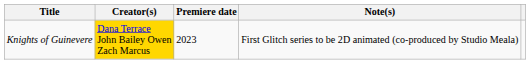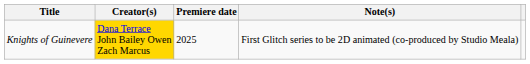(186, 39) 2023 -> (186, 39) 2025
